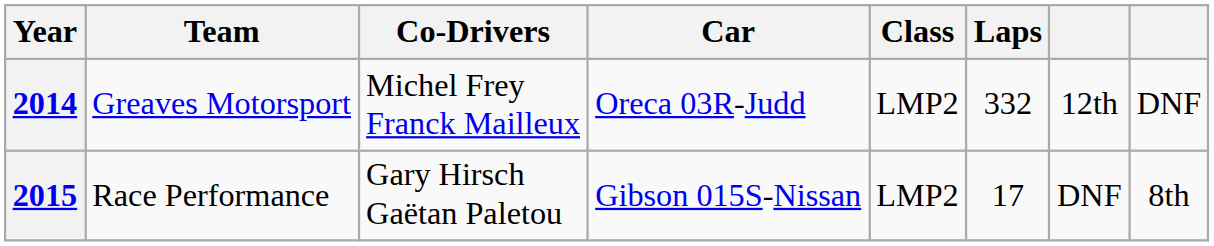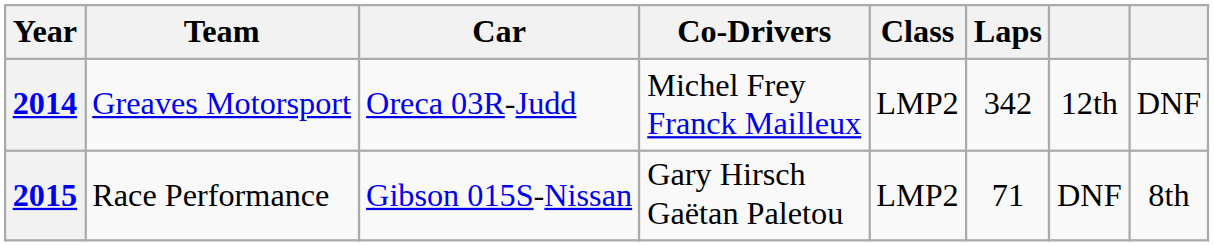columns swapped: (473, 31) <-> (728, 31)
(1008, 103) 332 -> (1008, 103) 342
(1008, 195) 17 -> (1008, 195) 71
